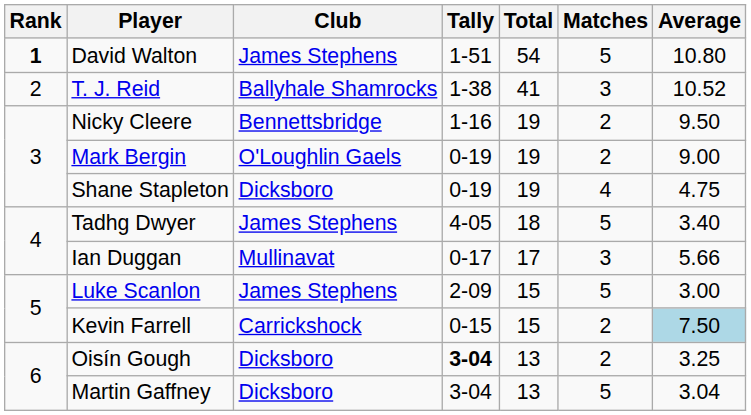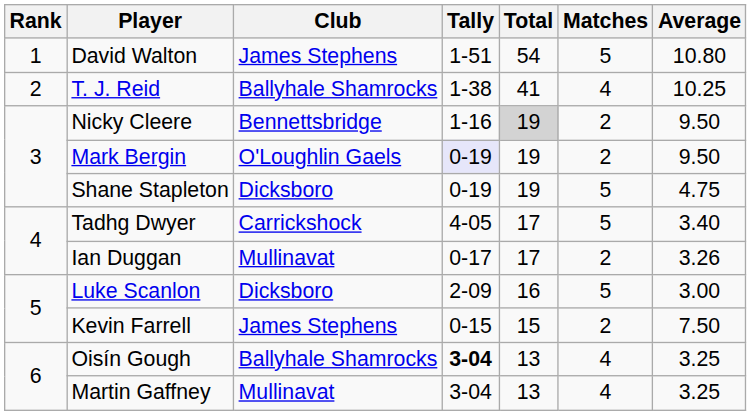(36, 55) bold -> (36, 55) normal
(605, 88) 3 -> (605, 88) 4
(699, 88) 10.52 -> (699, 88) 10.25
(528, 122) no background -> (528, 122) lightgrey background
(471, 156) no background -> (471, 156) lavender background
(699, 156) 9.00 -> (699, 156) 9.50
(605, 190) 4 -> (605, 190) 5
(318, 223) James Stephens -> (300, 223) Carrickshock
(528, 223) 18 -> (528, 223) 17
(605, 257) 3 -> (605, 257) 2
(699, 257) 5.66 -> (699, 257) 3.26
(318, 291) James Stephens -> (286, 291) Dicksboro
(528, 291) 15 -> (528, 291) 16
(300, 325) Carrickshock -> (318, 325) James Stephens
(699, 325) lightblue background -> (699, 325) no background
(286, 358) Dicksboro -> (338, 358) Ballyhale Shamrocks
(605, 358) 2 -> (605, 358) 4
(286, 392) Dicksboro -> (287, 392) Mullinavat
(605, 392) 5 -> (605, 392) 4
(699, 392) 3.04 -> (699, 392) 3.25
